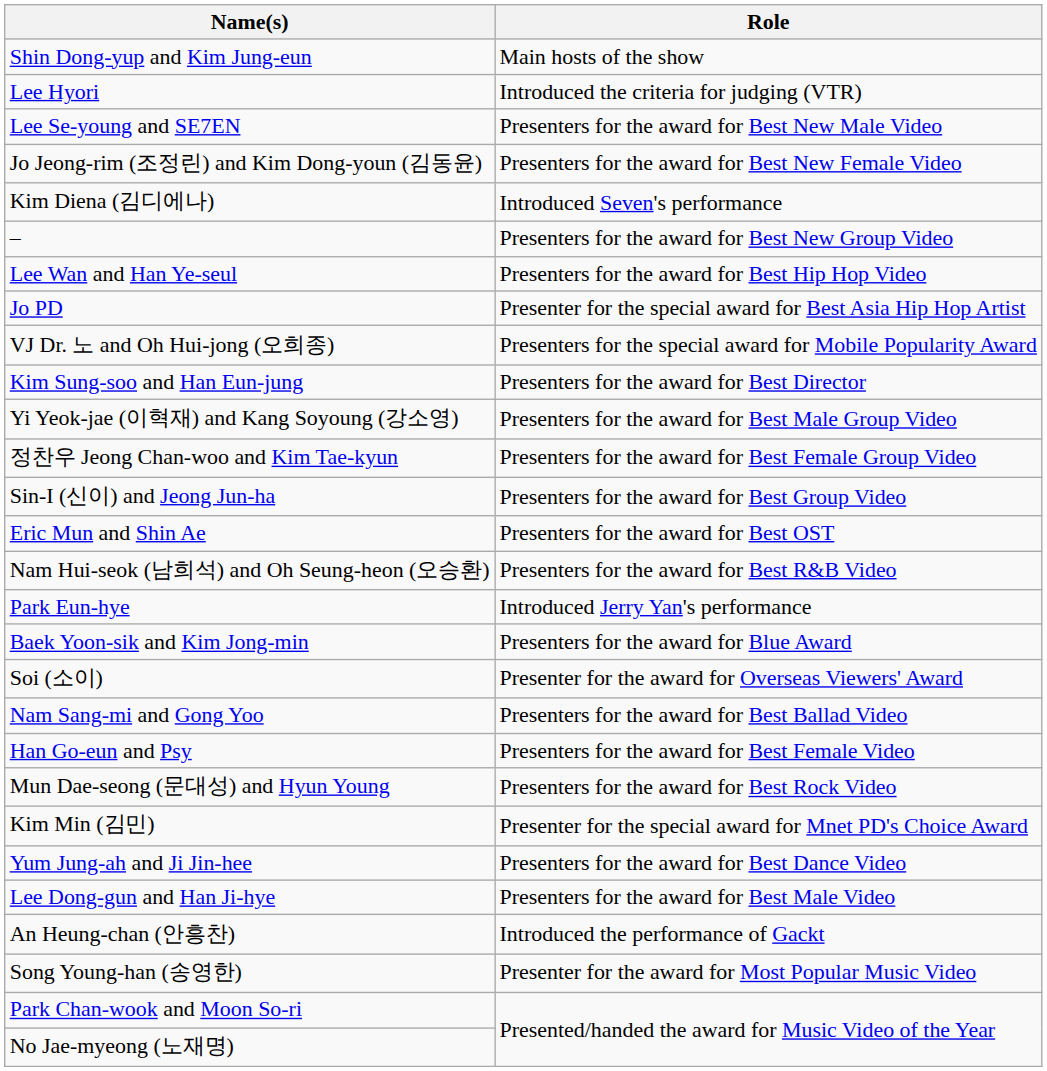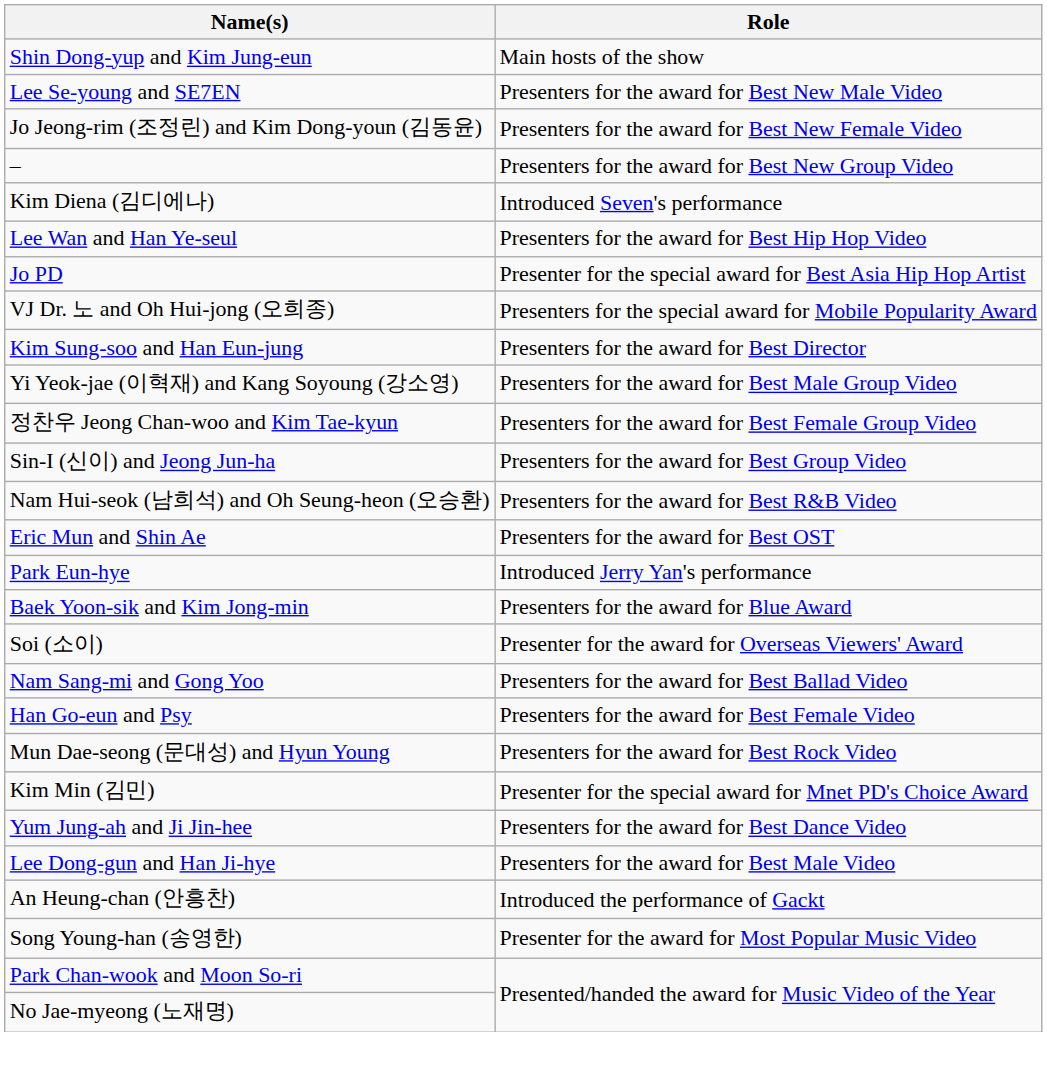- row: (54, 91)
rows swapped: (15, 238) <-> (112, 201)
rows swapped: (108, 533) <-> (250, 569)
